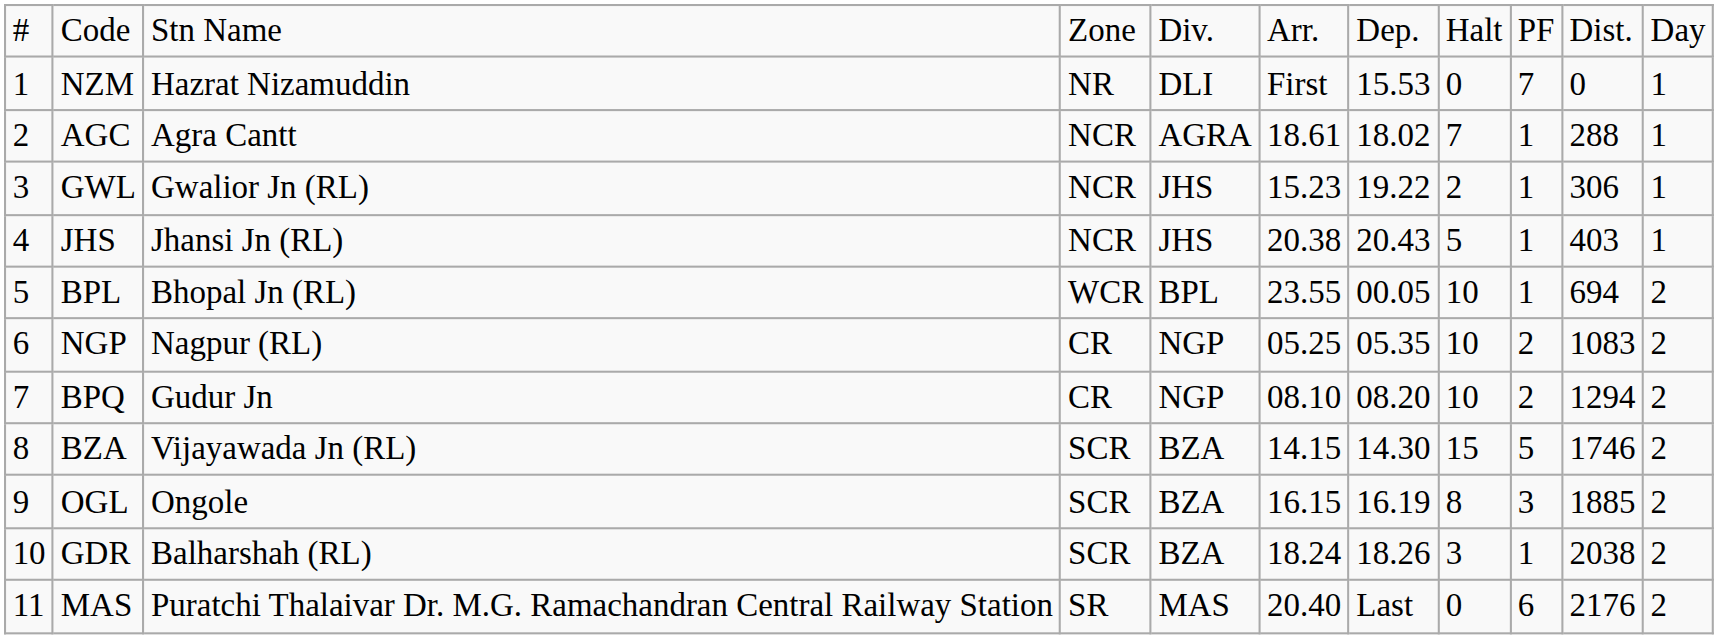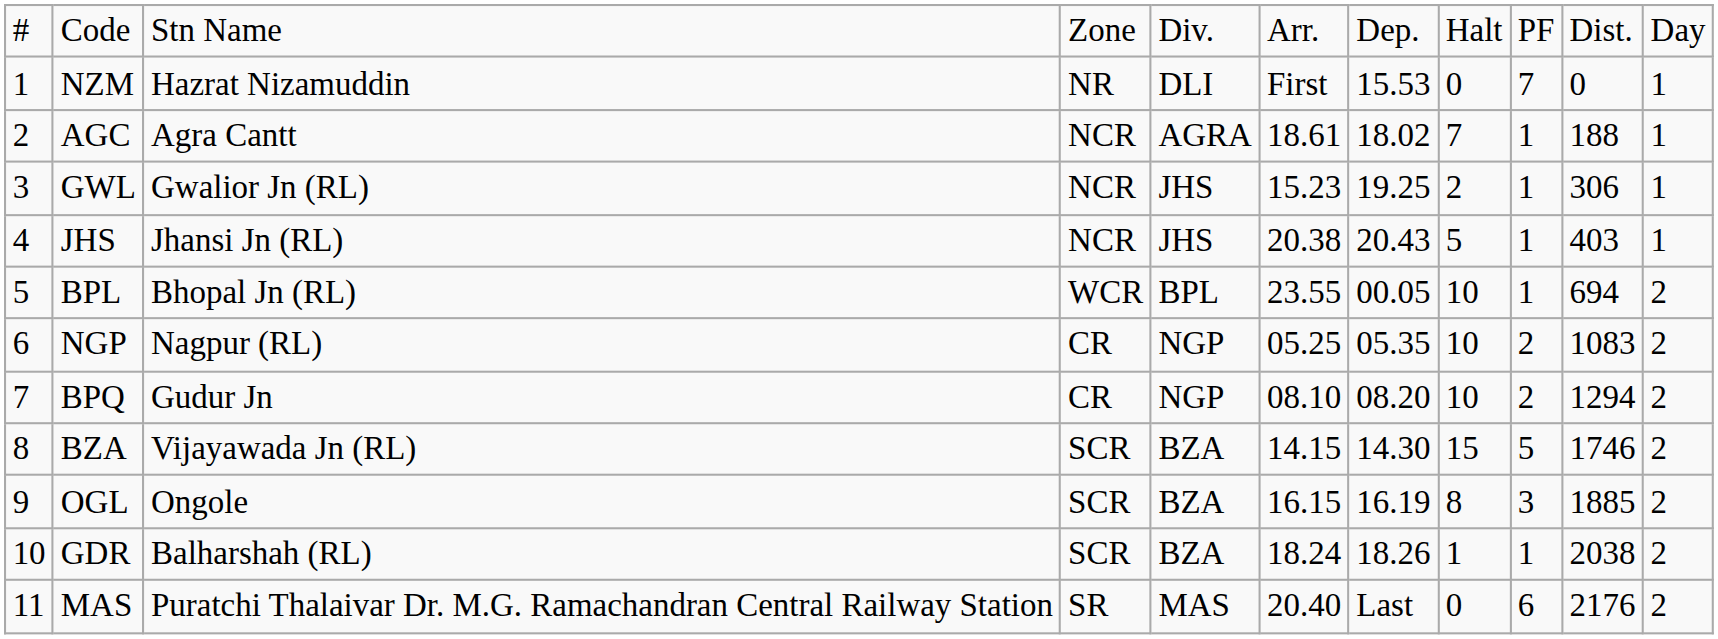(1594, 135) 288 -> (1594, 135) 188
(1393, 187) 19.22 -> (1393, 187) 19.25
(1454, 553) 3 -> (1454, 553) 1
